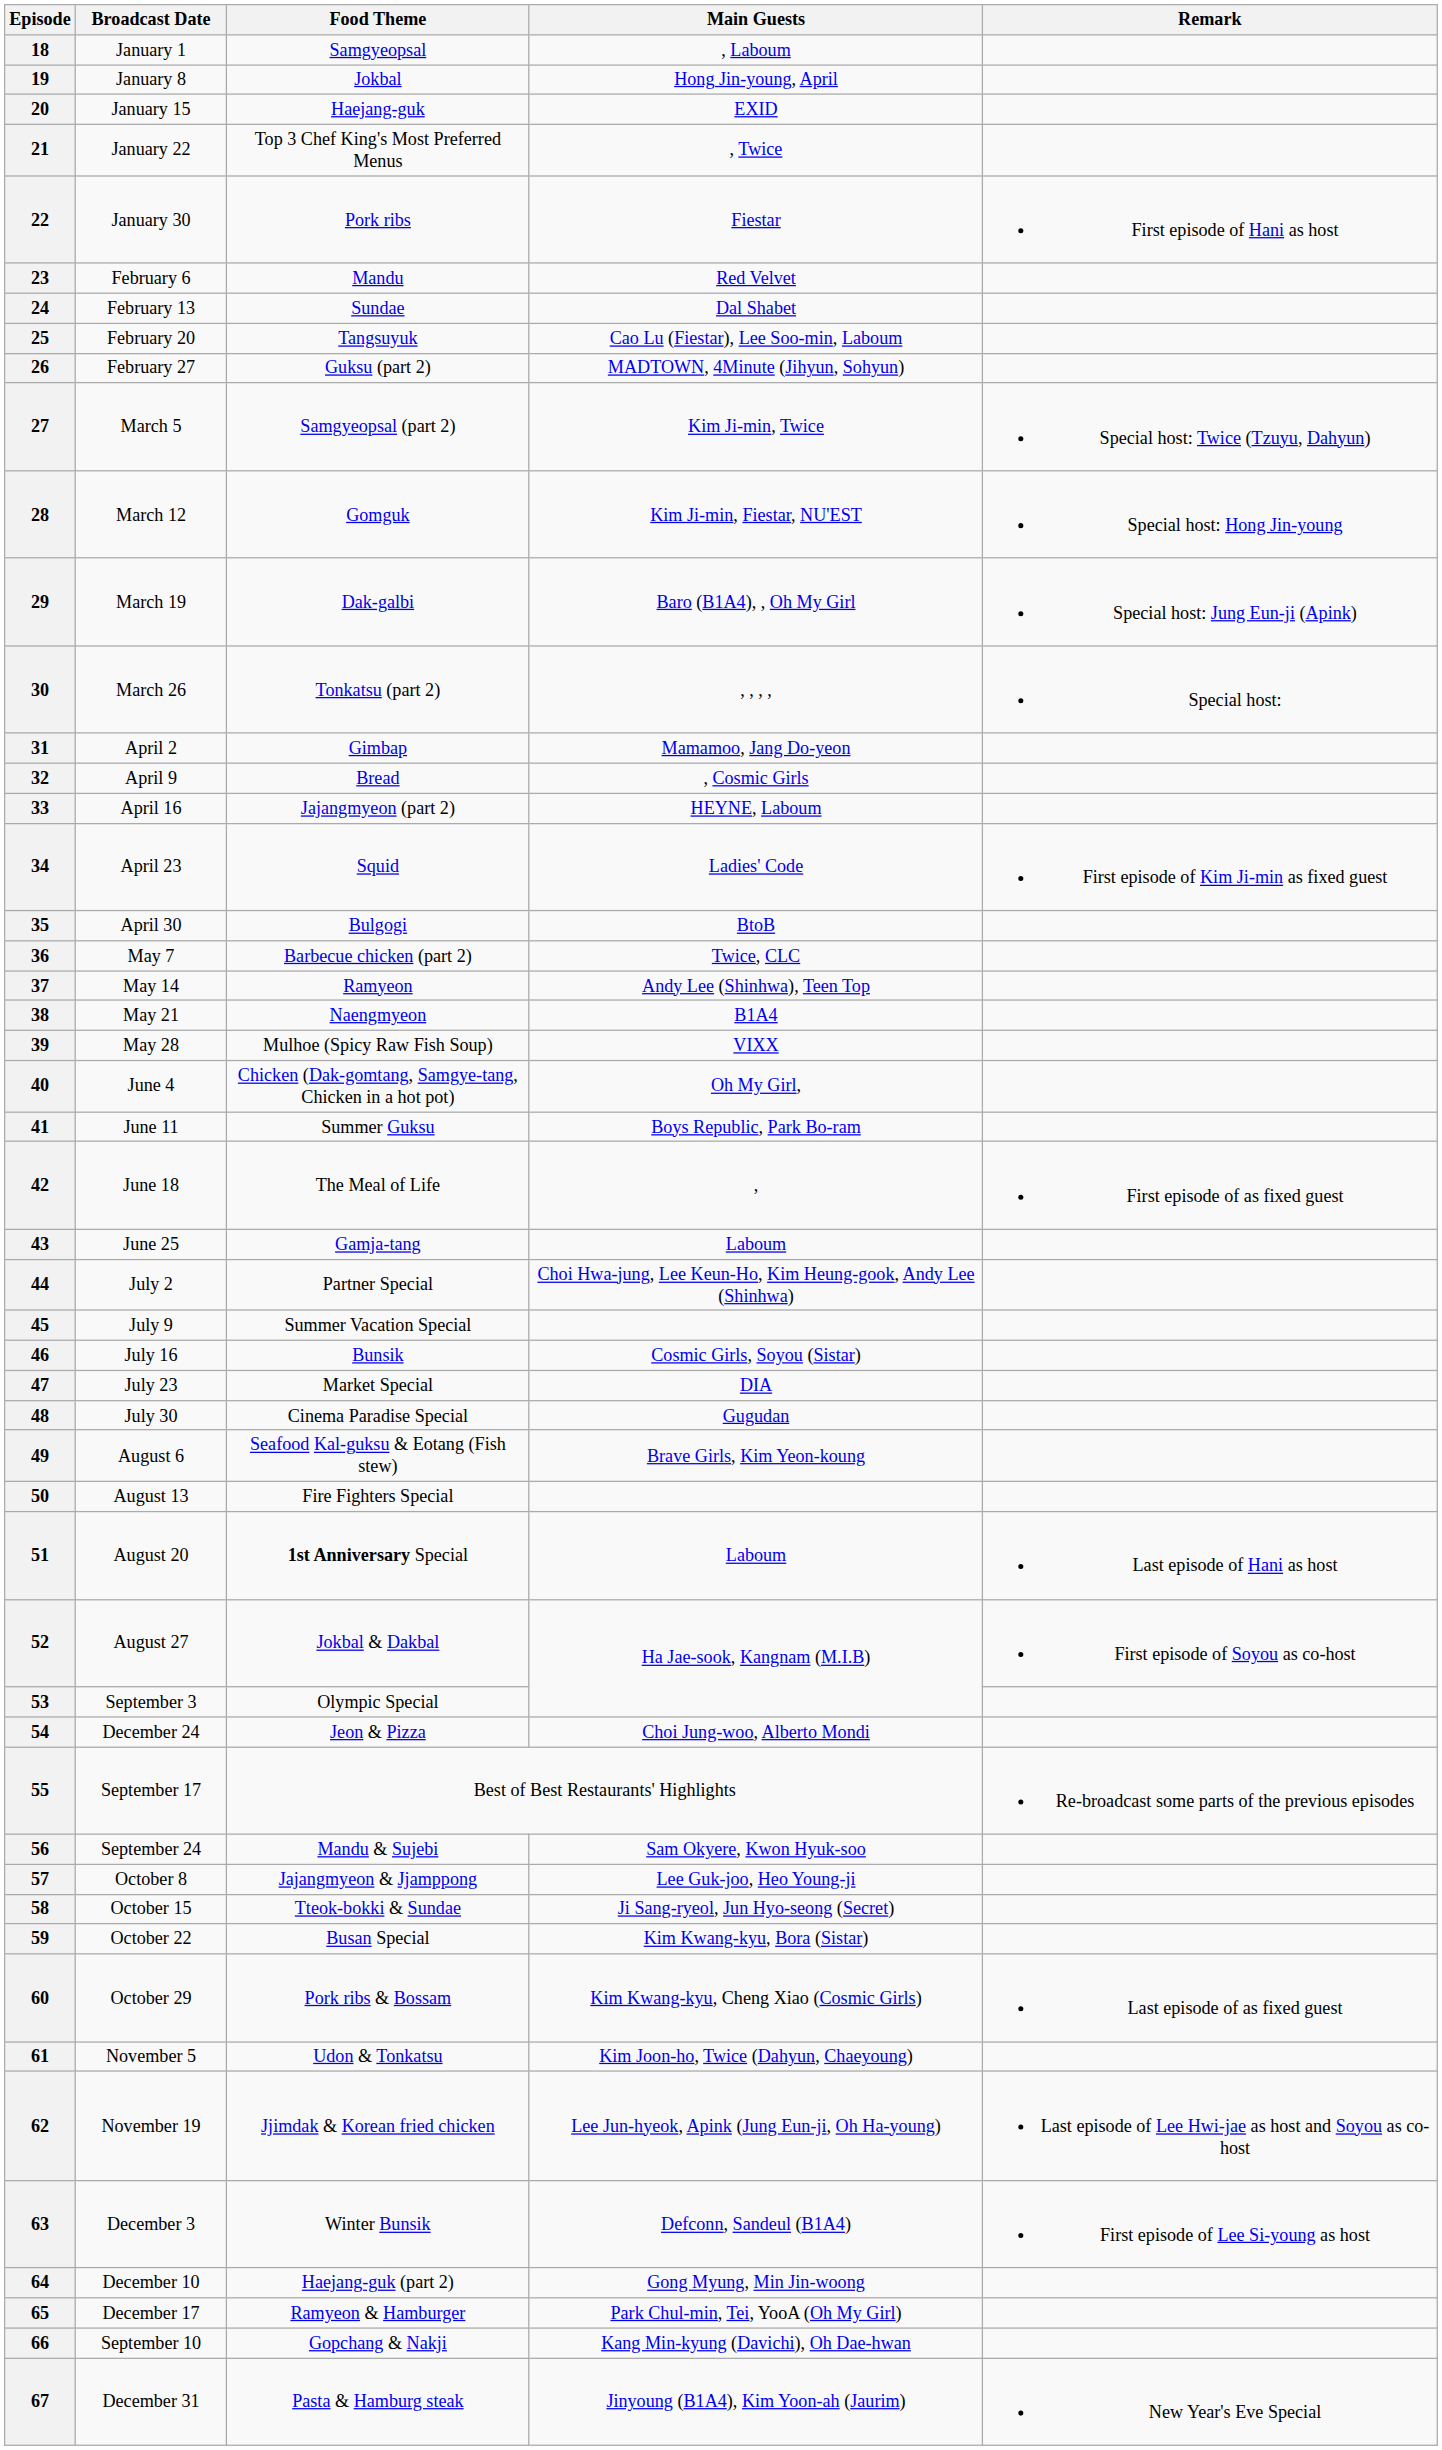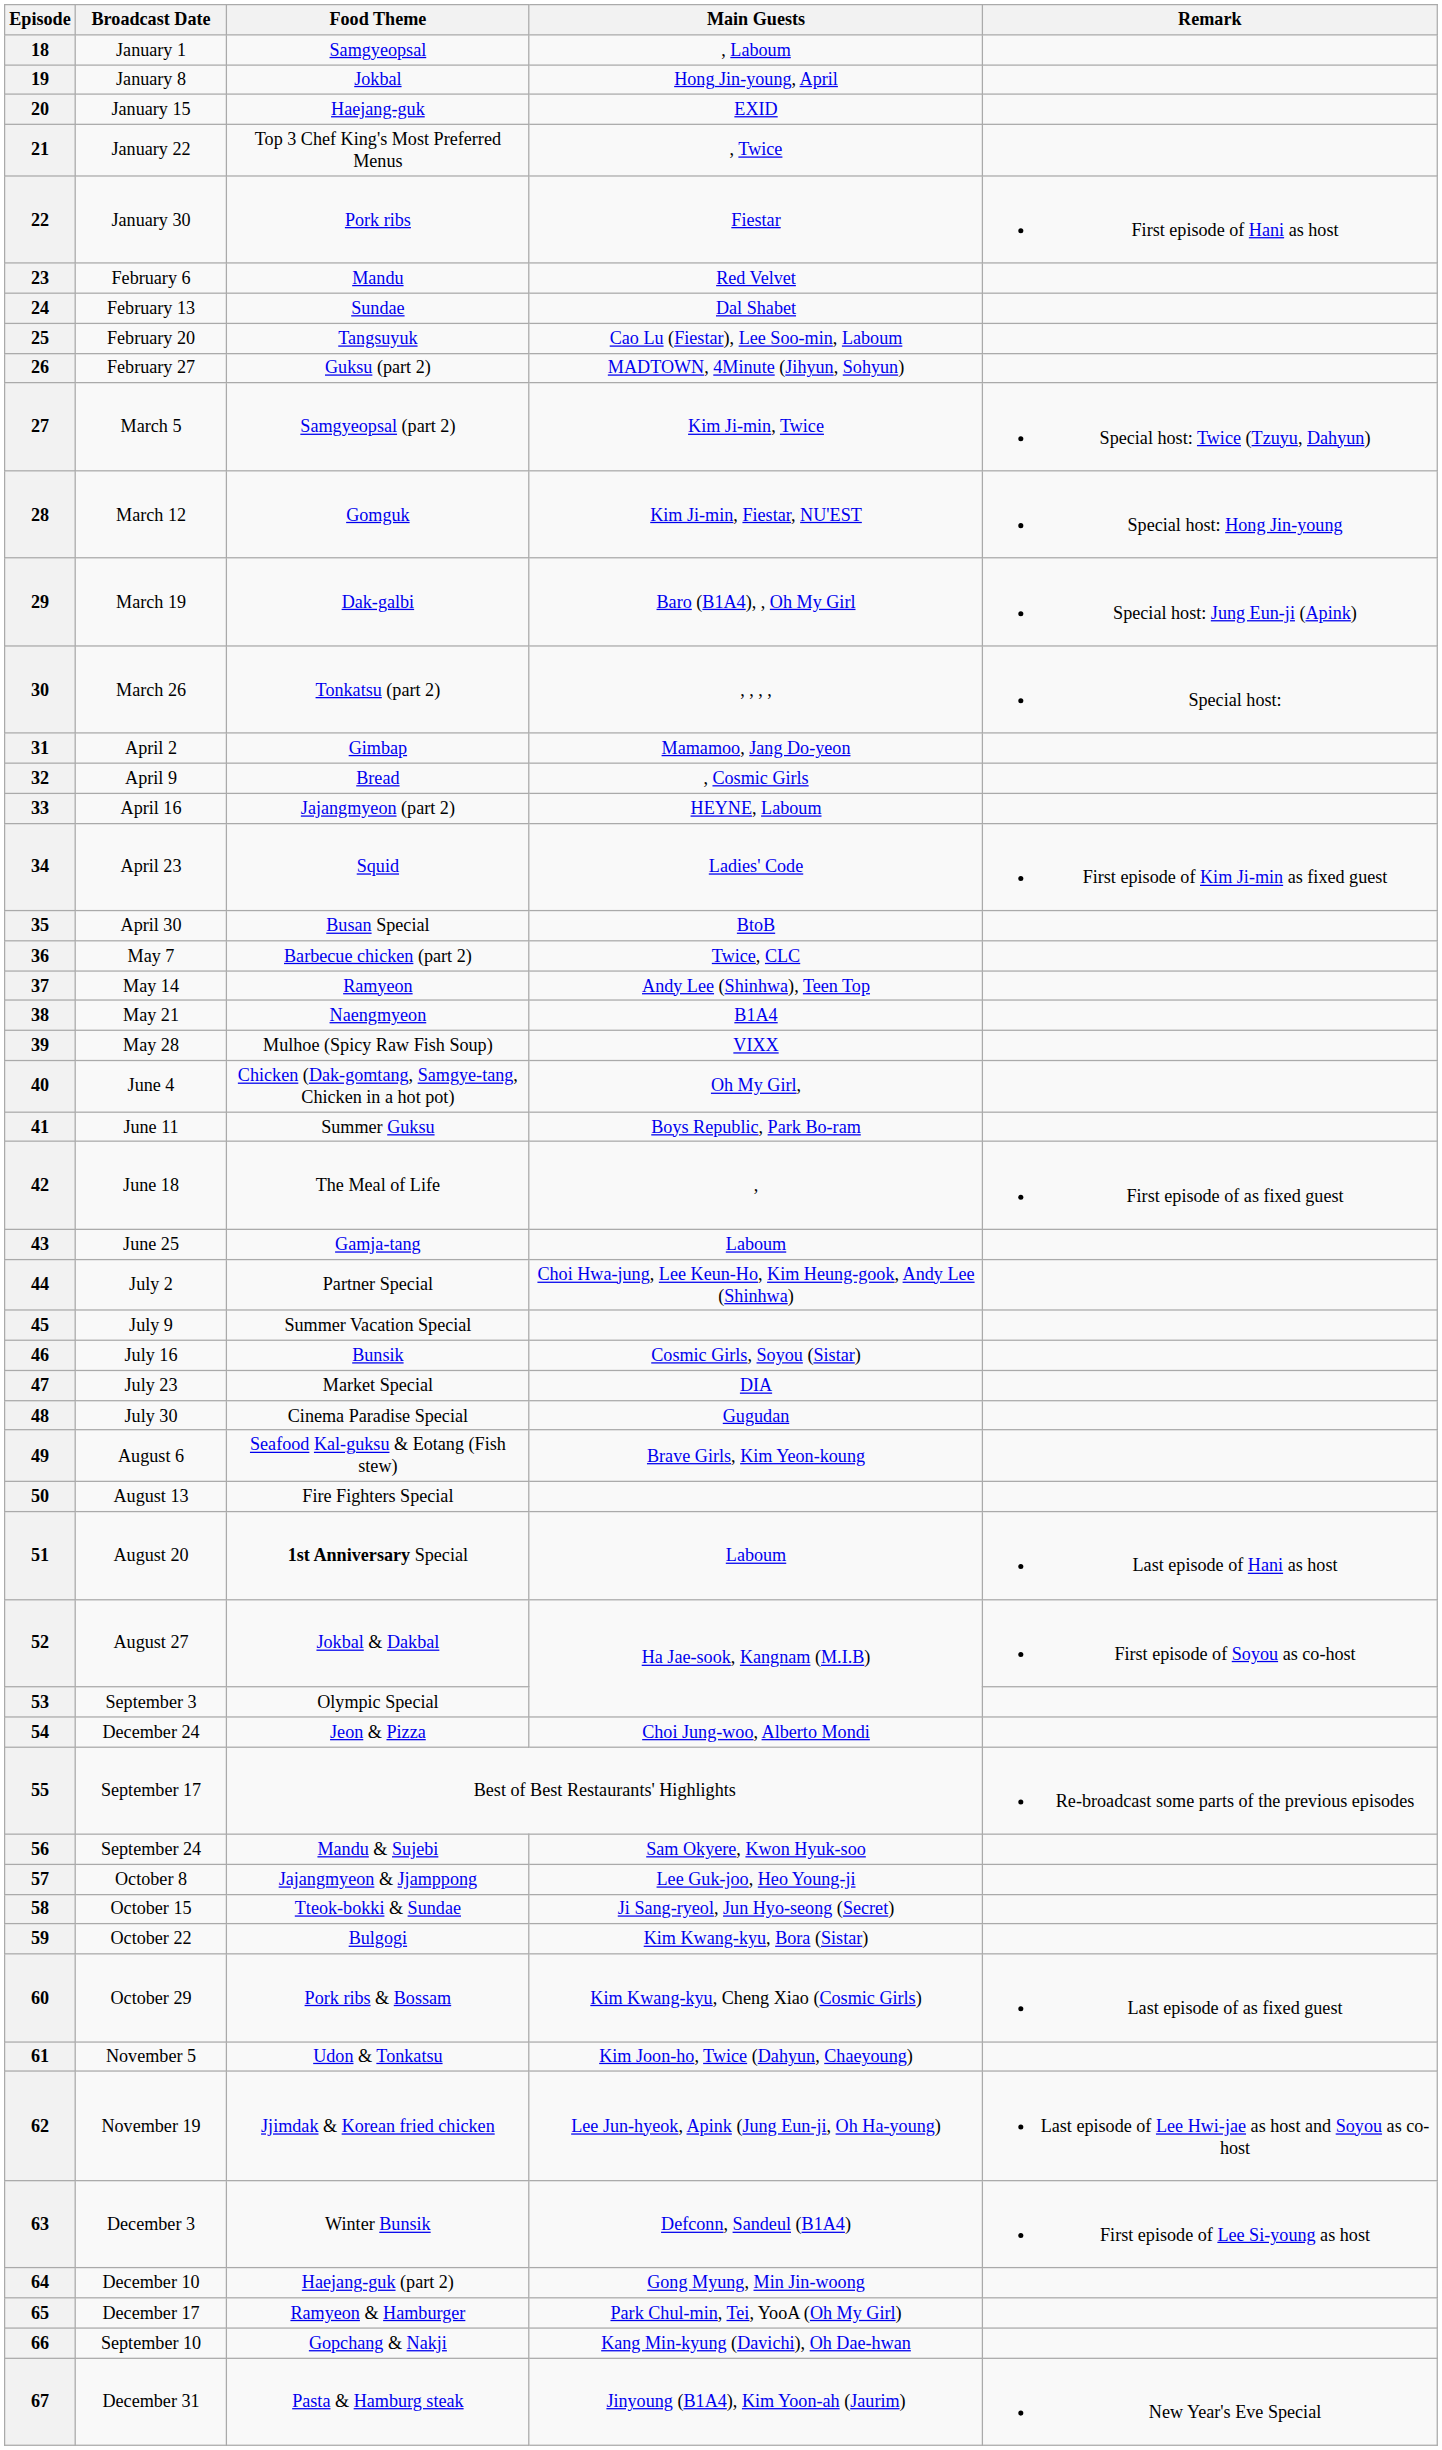(378, 926) Bulgogi -> (378, 926) Busan Special
(378, 1939) Busan Special -> (378, 1939) Bulgogi
